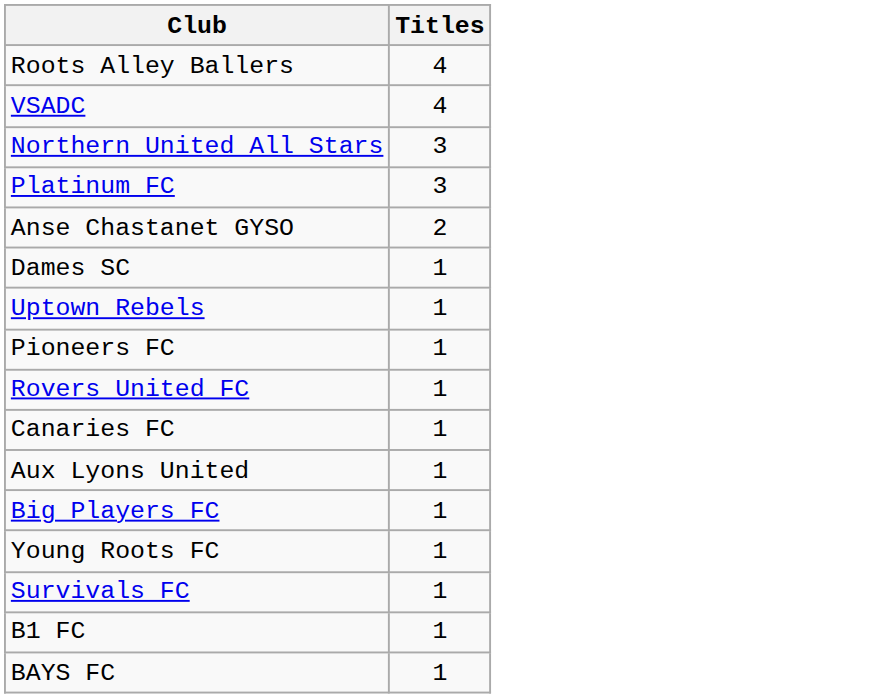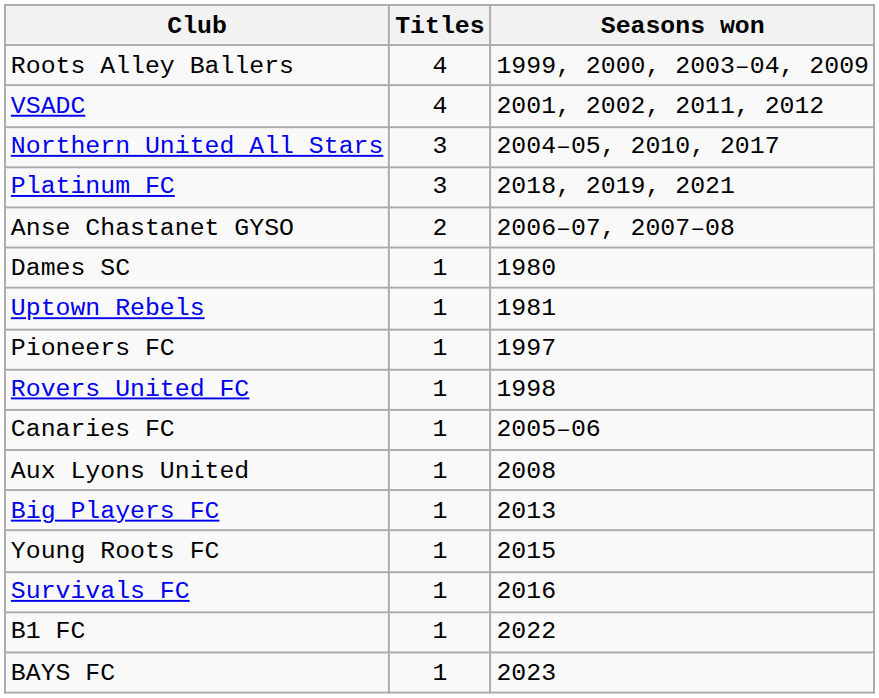+ column: (683, 25)
